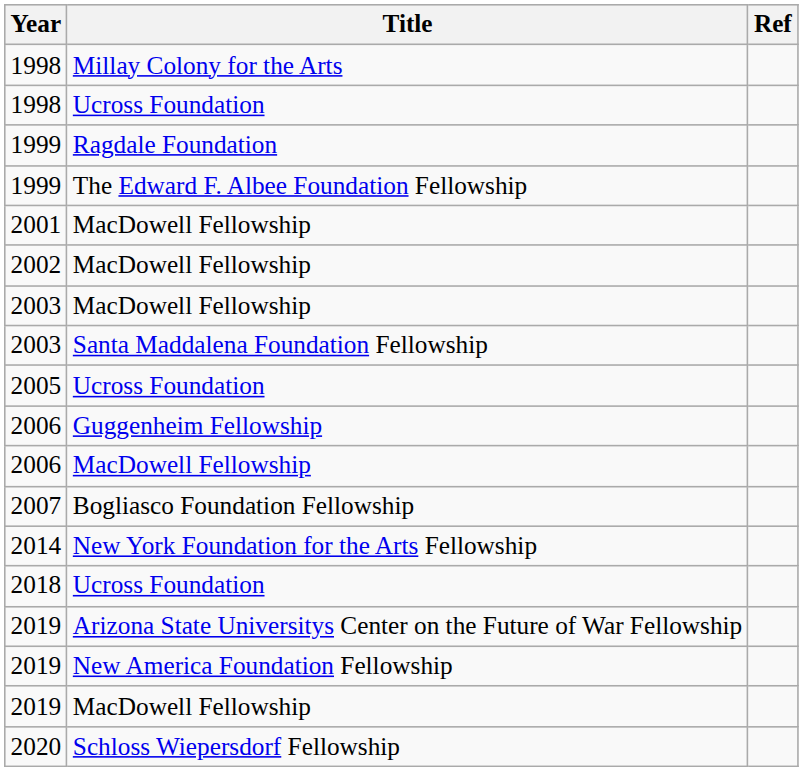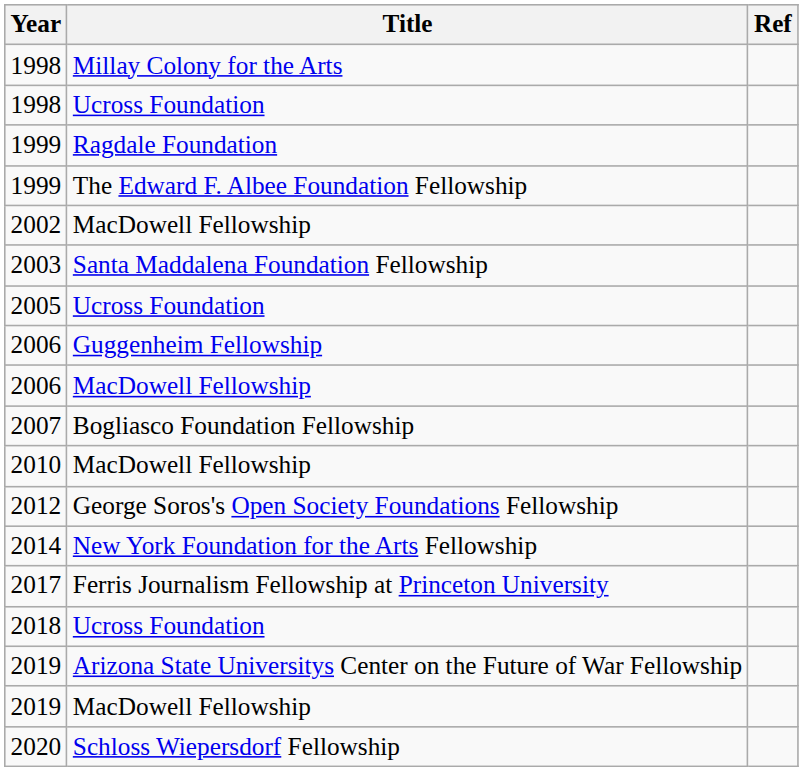- row: (36, 225)
- row: (36, 305)
+ row: (36, 465)
+ row: (36, 505)
+ row: (36, 585)
- row: (36, 666)
